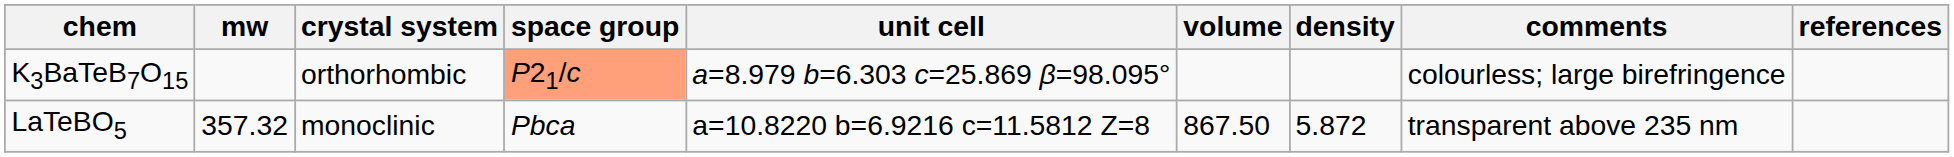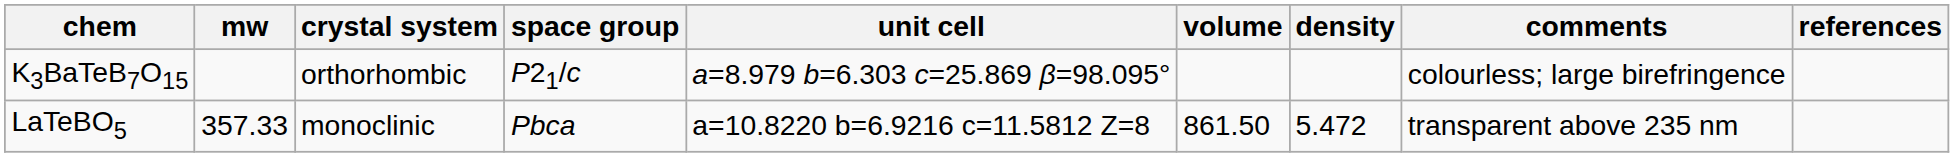(546, 75) lightsalmon background -> (546, 75) no background
(245, 125) 357.32 -> (245, 125) 357.33
(1227, 125) 867.50 -> (1227, 125) 861.50
(1331, 125) 5.872 -> (1331, 125) 5.472
